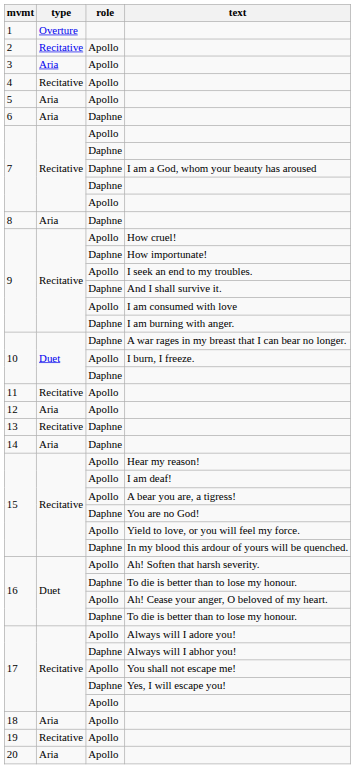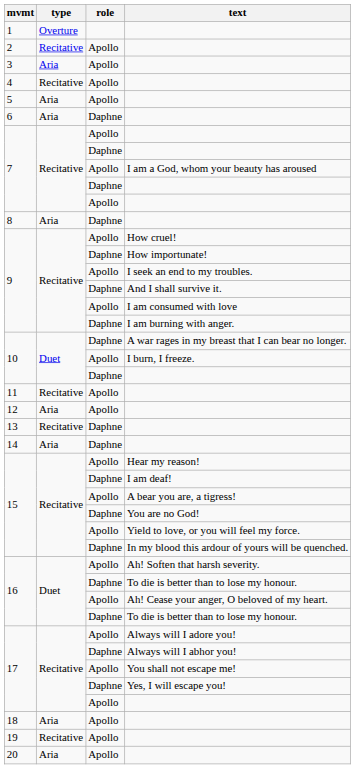(105, 168) Daphne -> (103, 168) Apollo
(103, 479) Apollo -> (105, 479) Daphne
